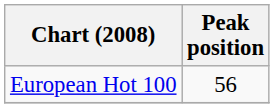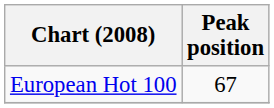(226, 84) 56 -> (226, 84) 67
